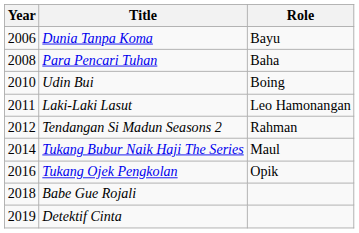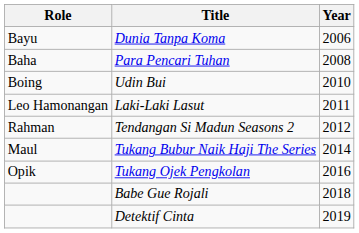columns swapped: (22, 15) <-> (300, 15)
